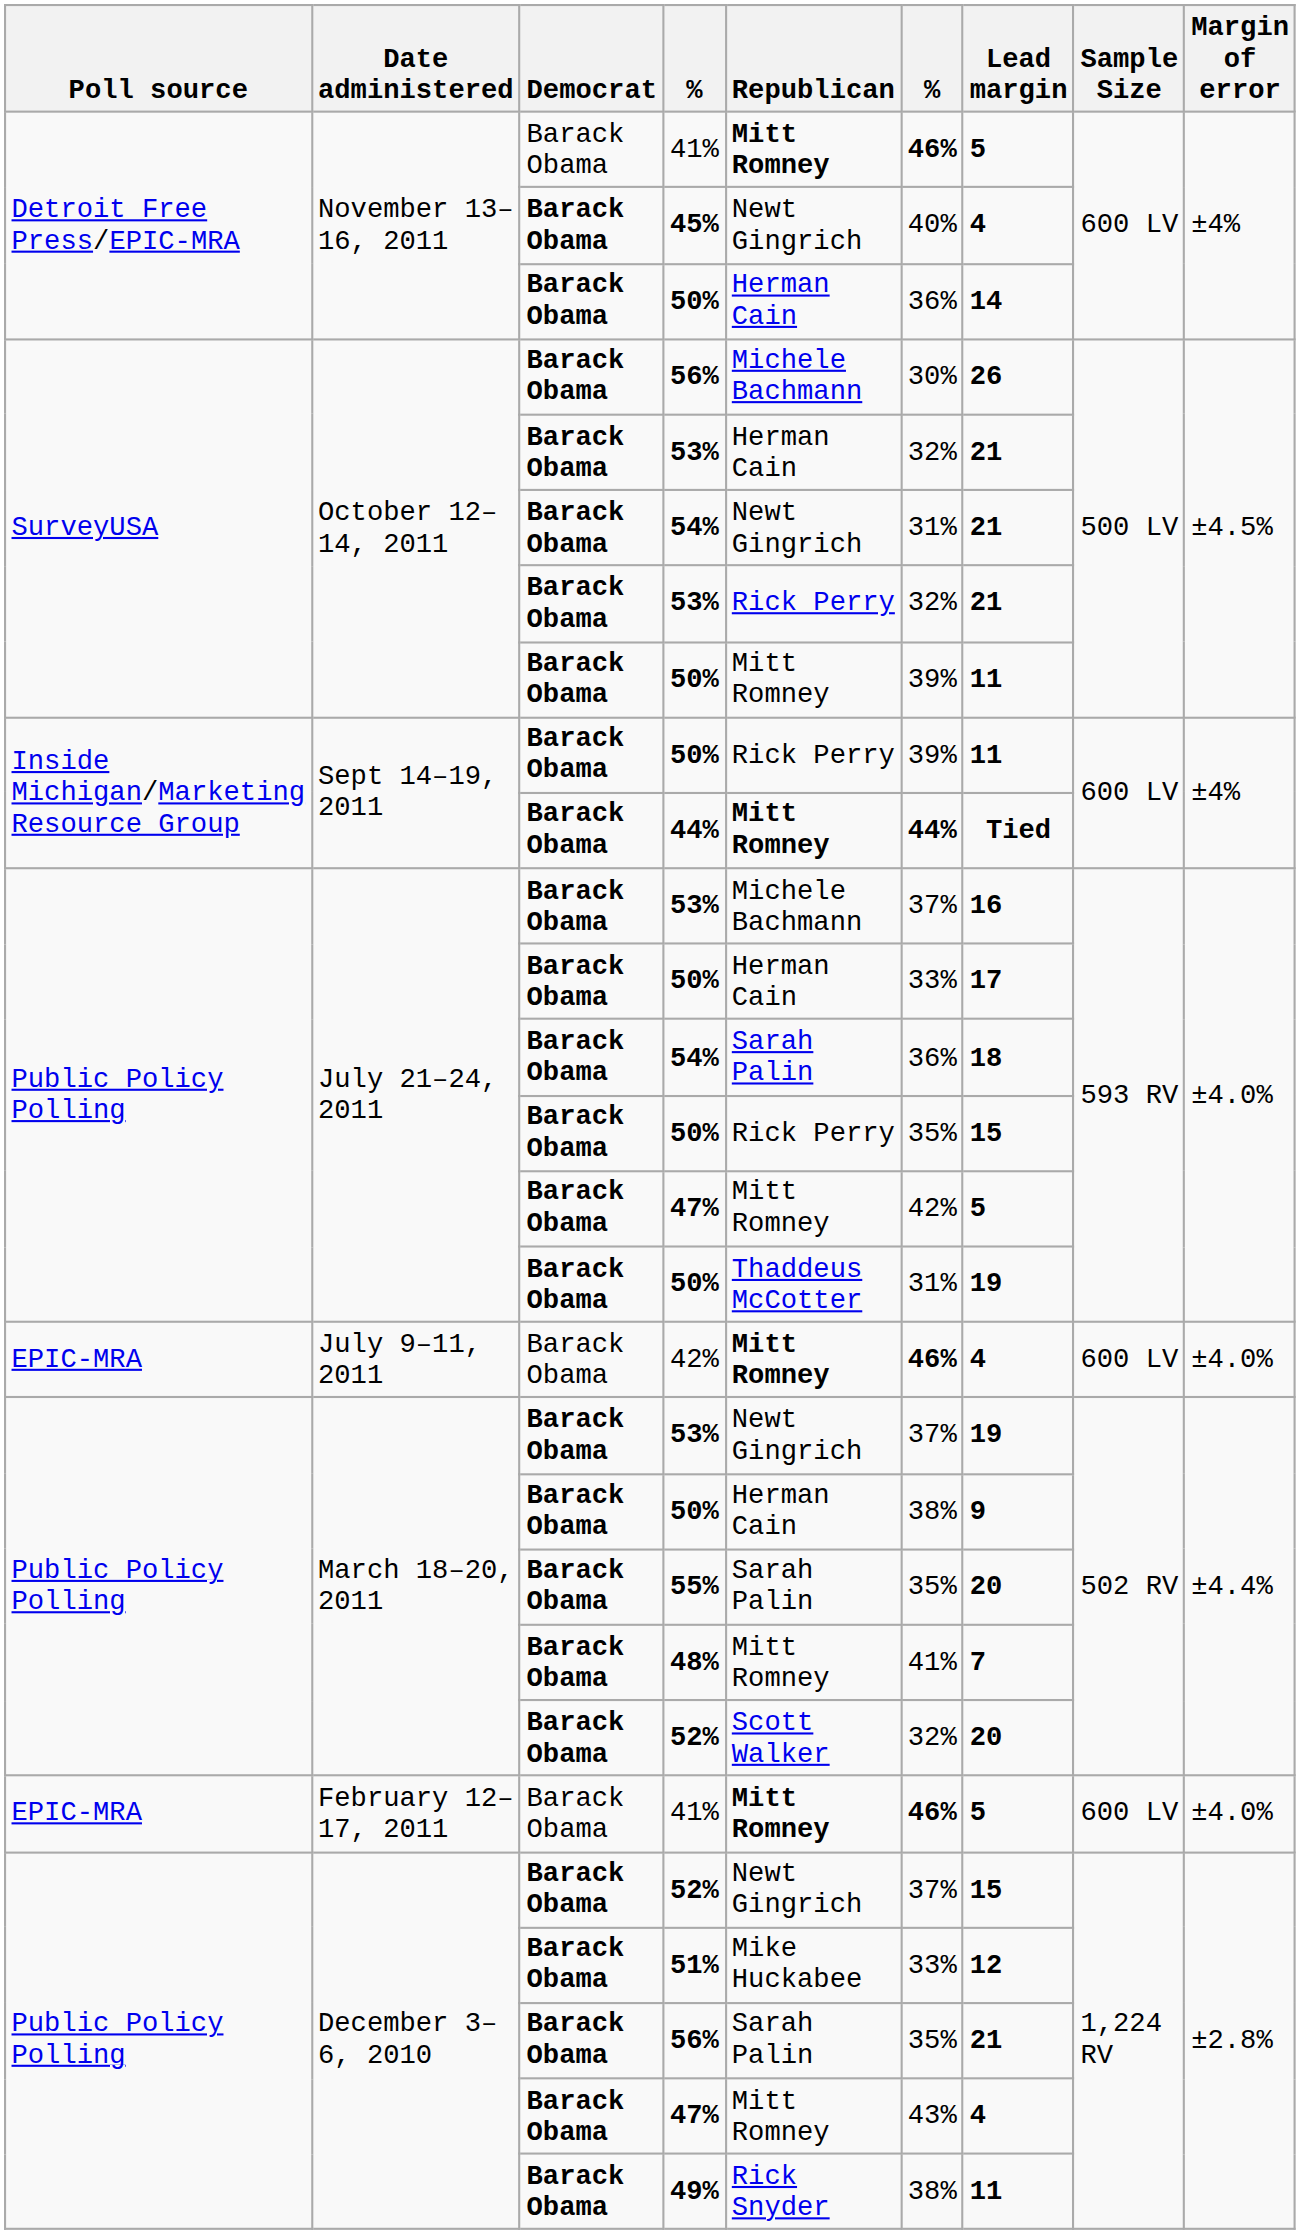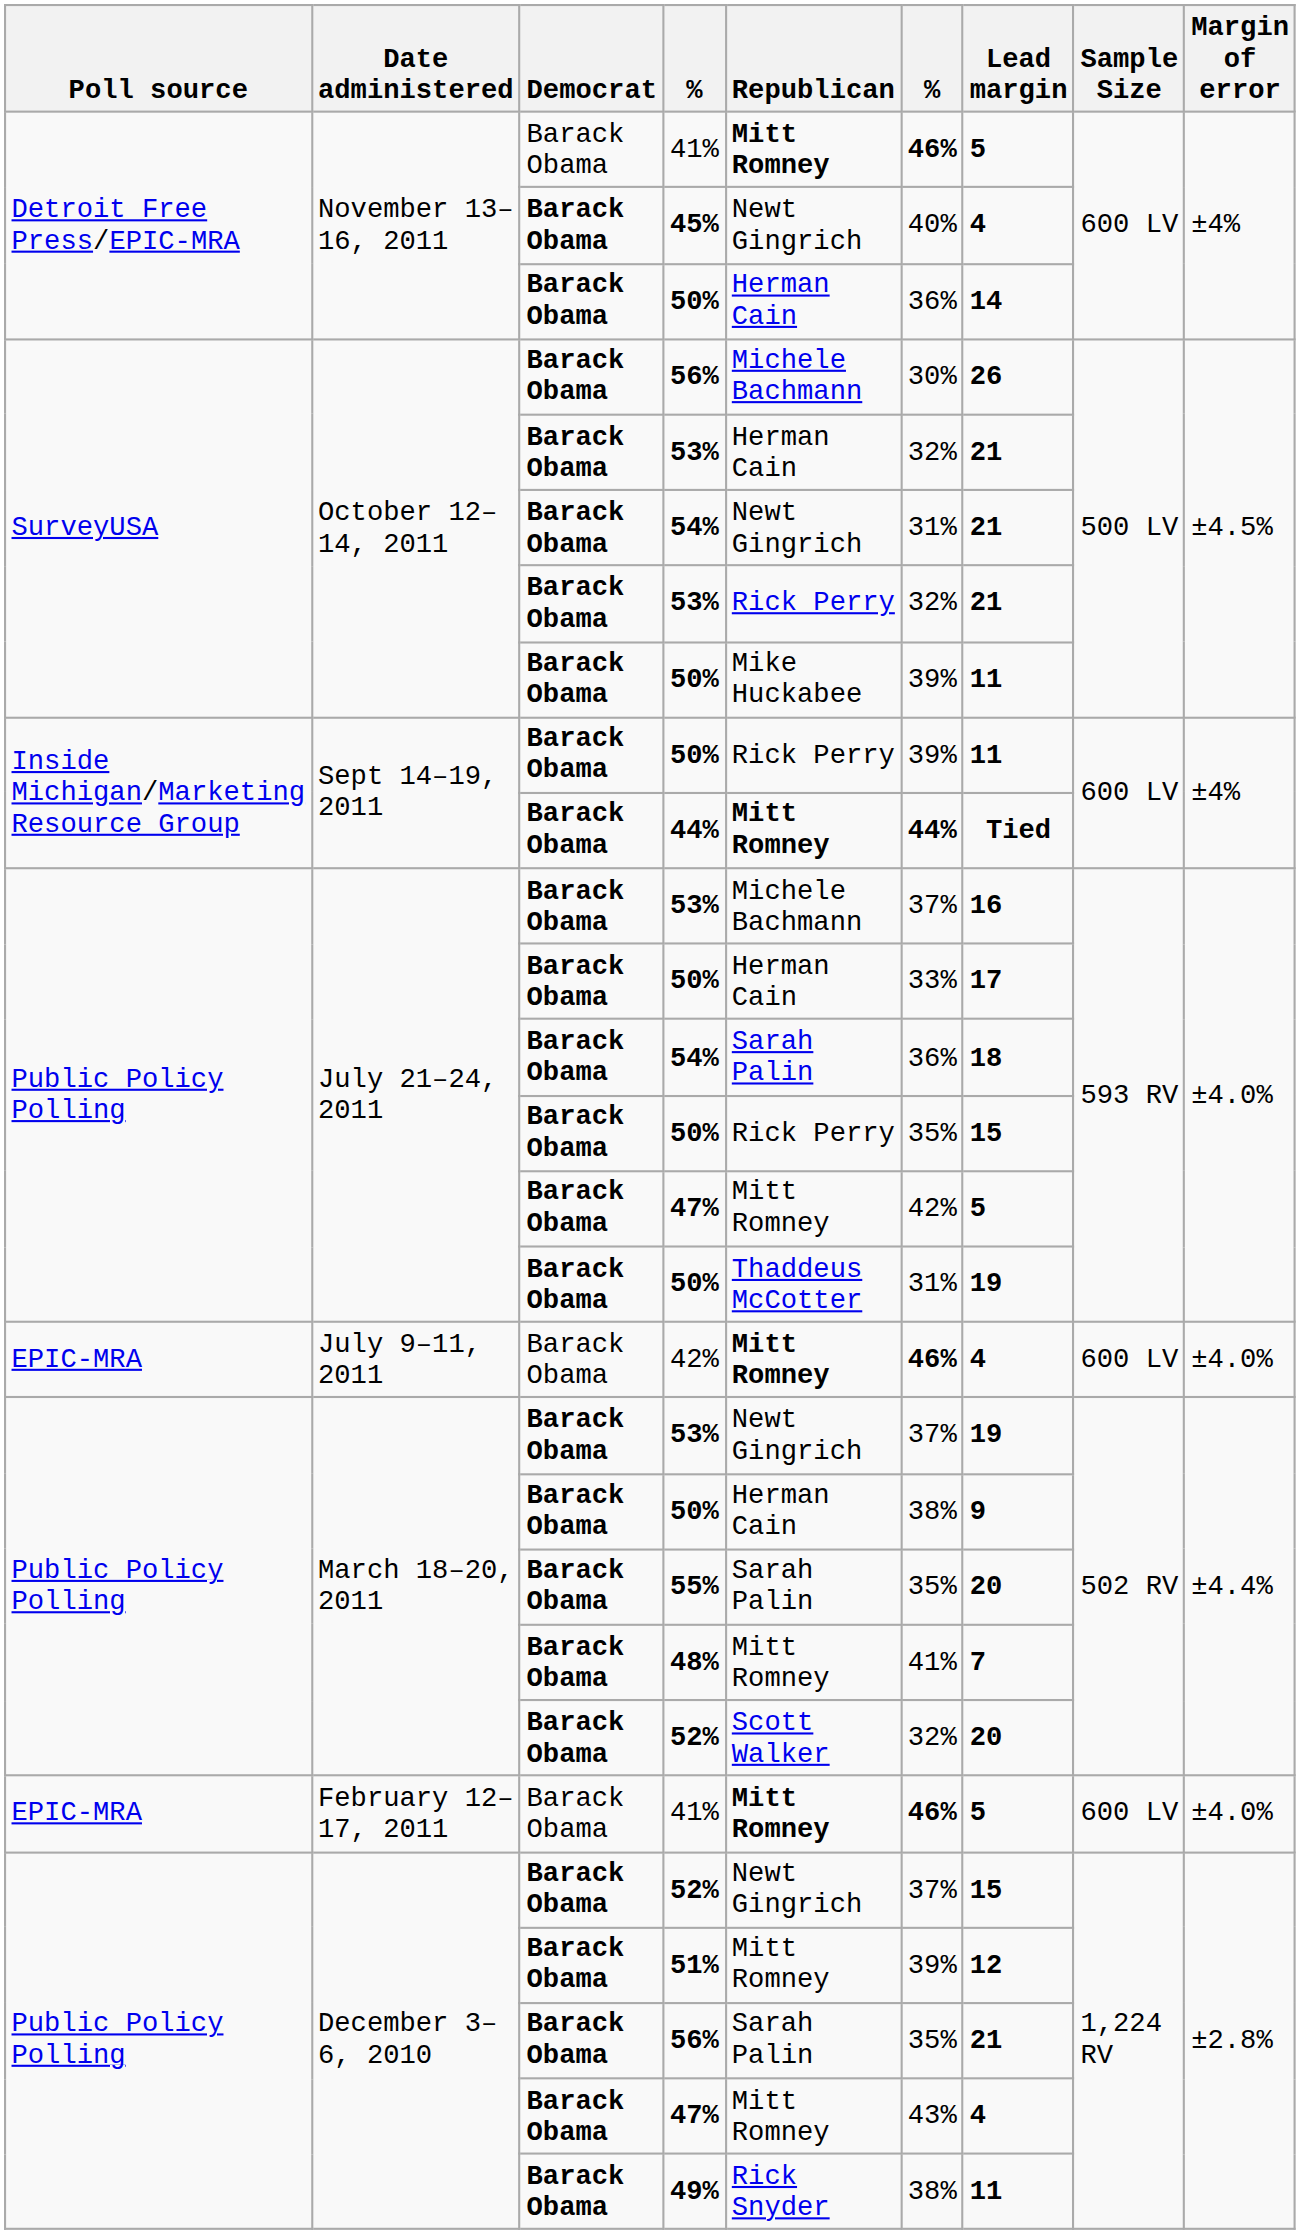(781, 679) Mitt Romney -> (797, 679) Mike Huckabee
(797, 1965) Mike Huckabee -> (781, 1965) Mitt Romney
(932, 1965) 33% -> (932, 1965) 39%
